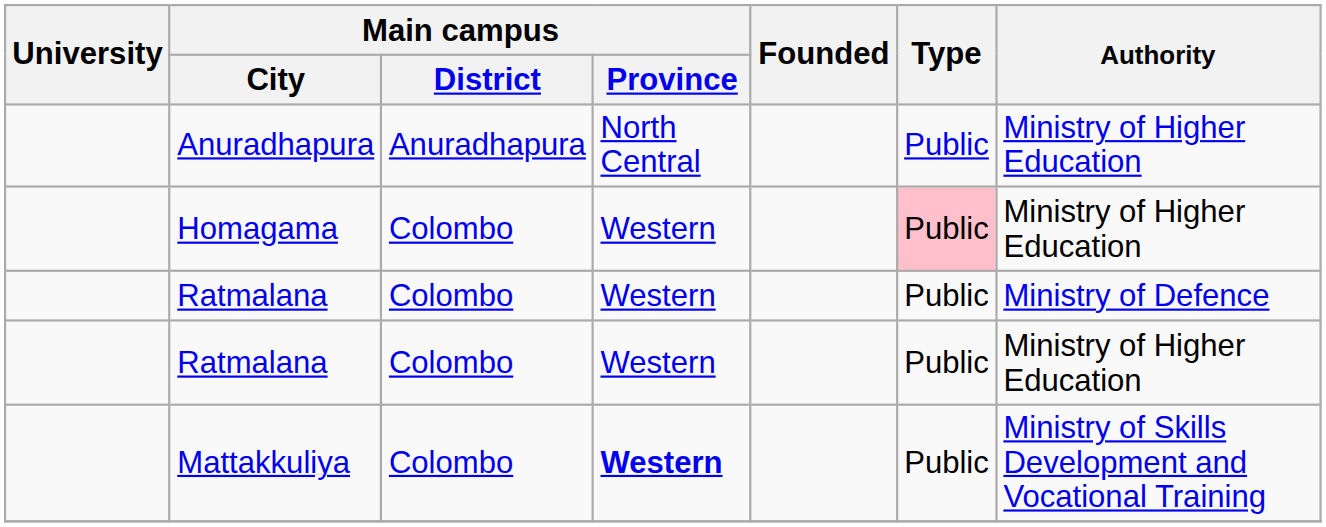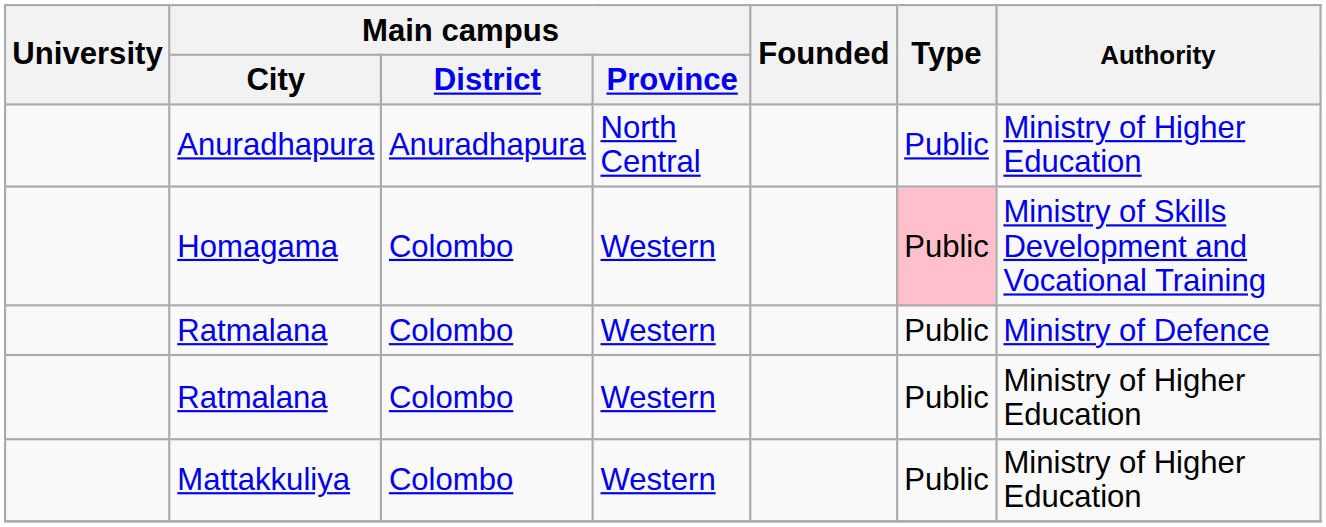(1124, 229) Ministry of Higher Education -> (1135, 247) Ministry of Skills Development and Vocational Training
(662, 463) bold -> (658, 480) normal
(1135, 463) Ministry of Skills Development and Vocational Training -> (1124, 480) Ministry of Higher Education
